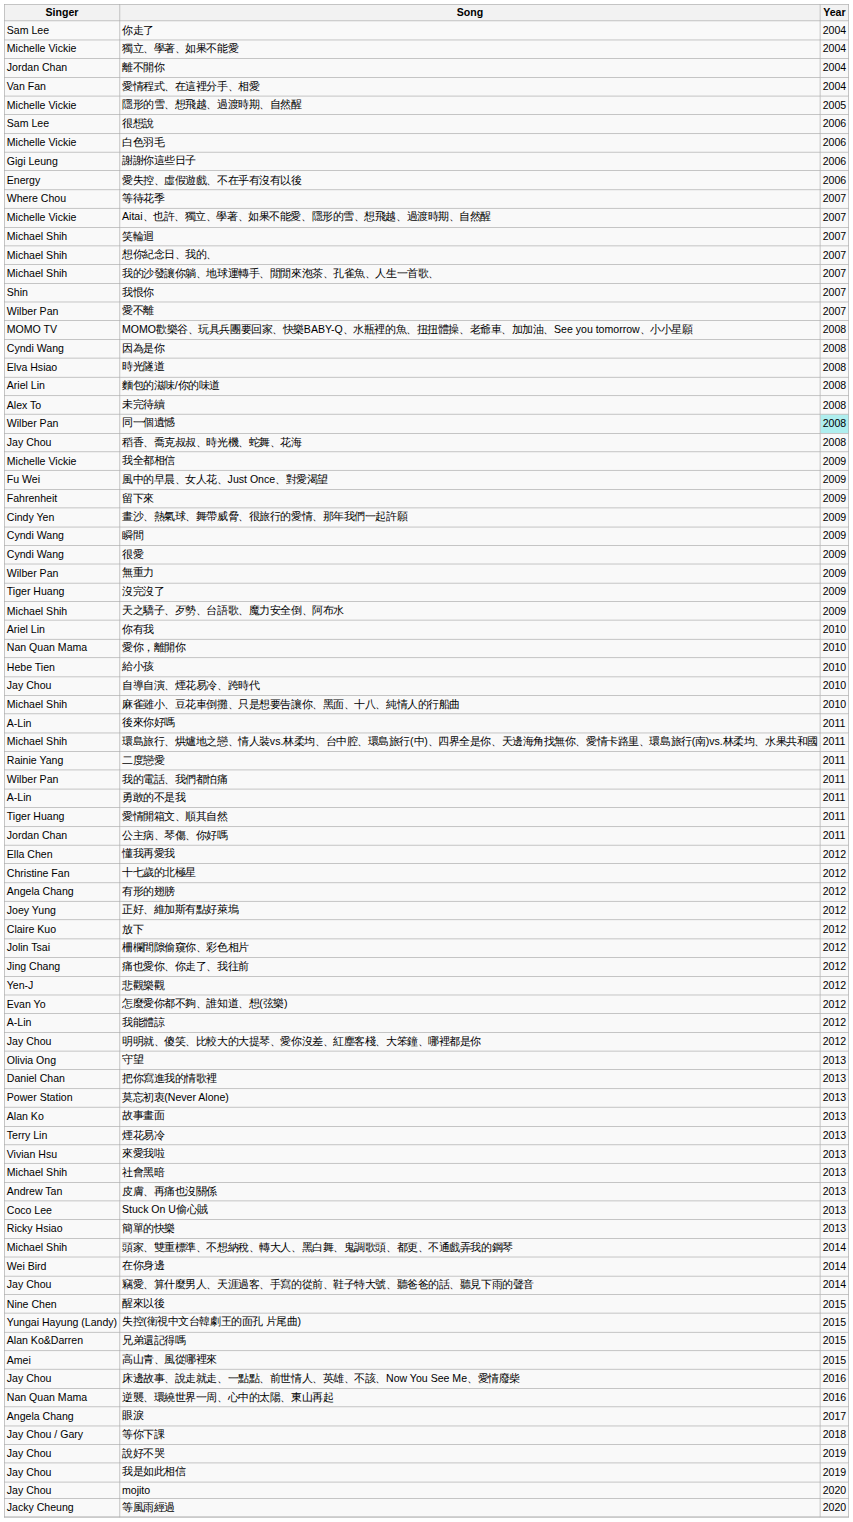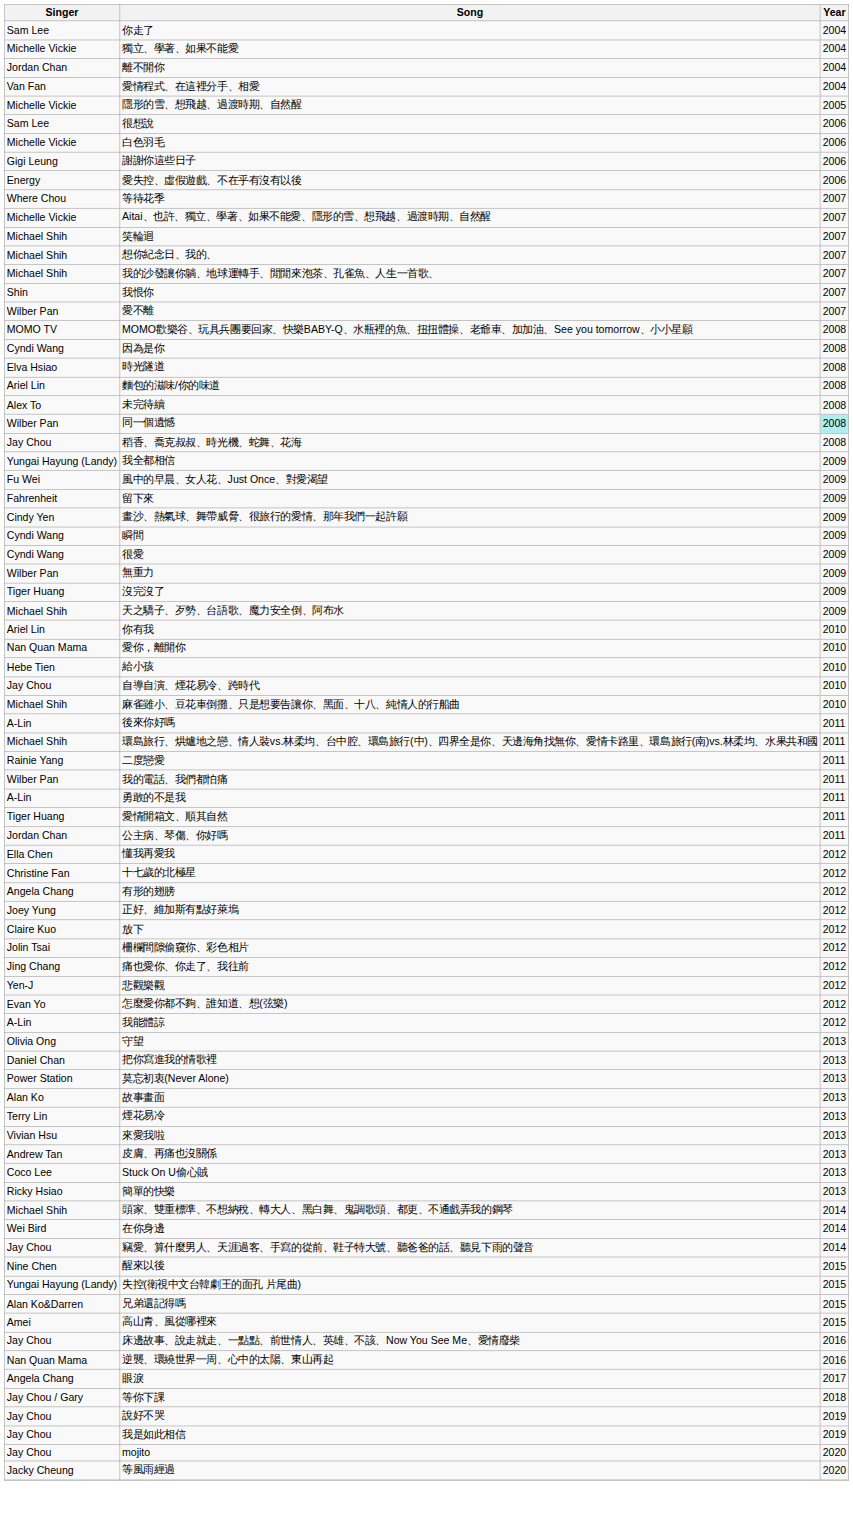(42, 461) Michelle Vickie -> (62, 461) Yungai Hayung (Landy)
- row: (302, 1041)
- row: (143, 1172)
